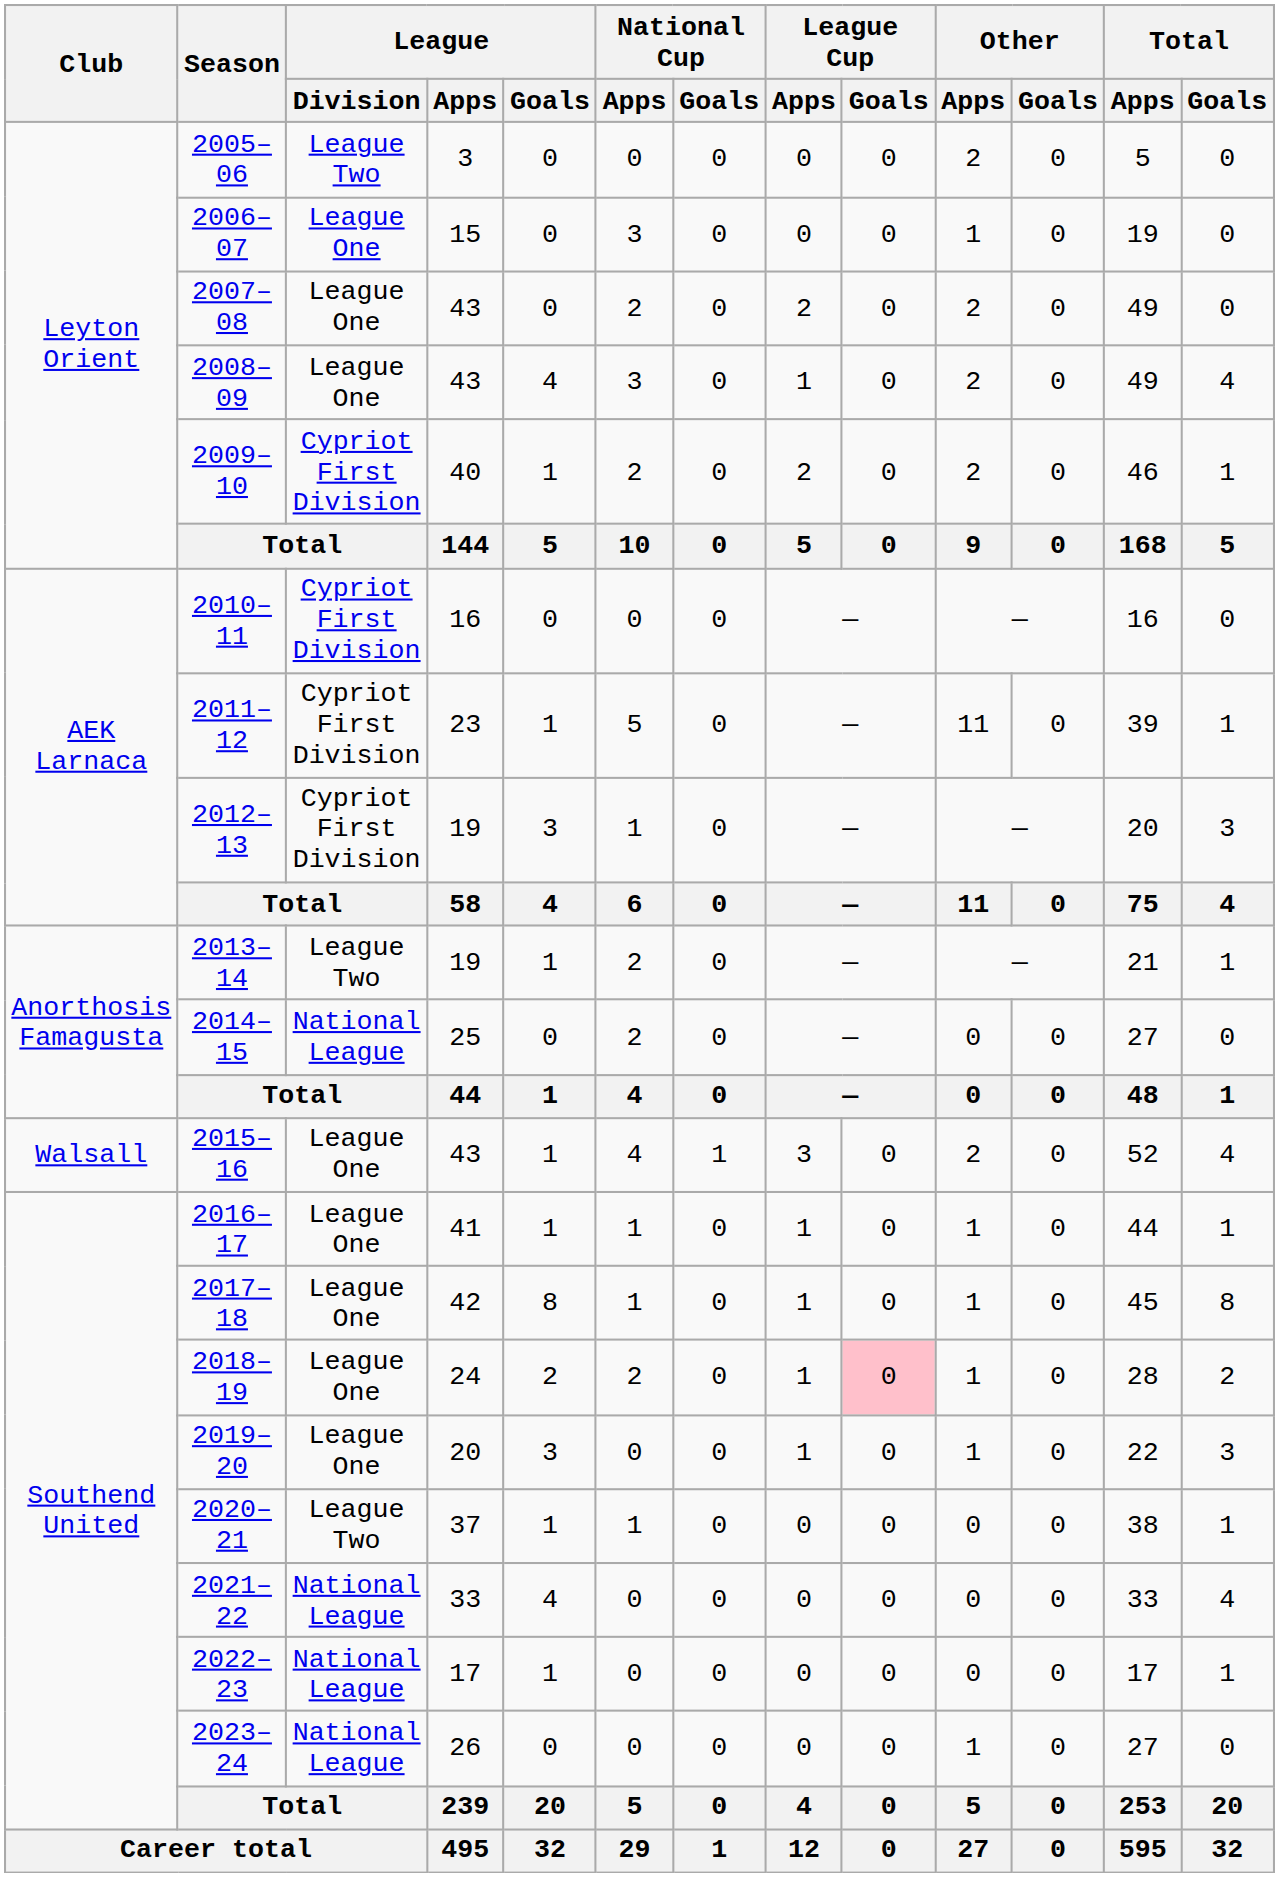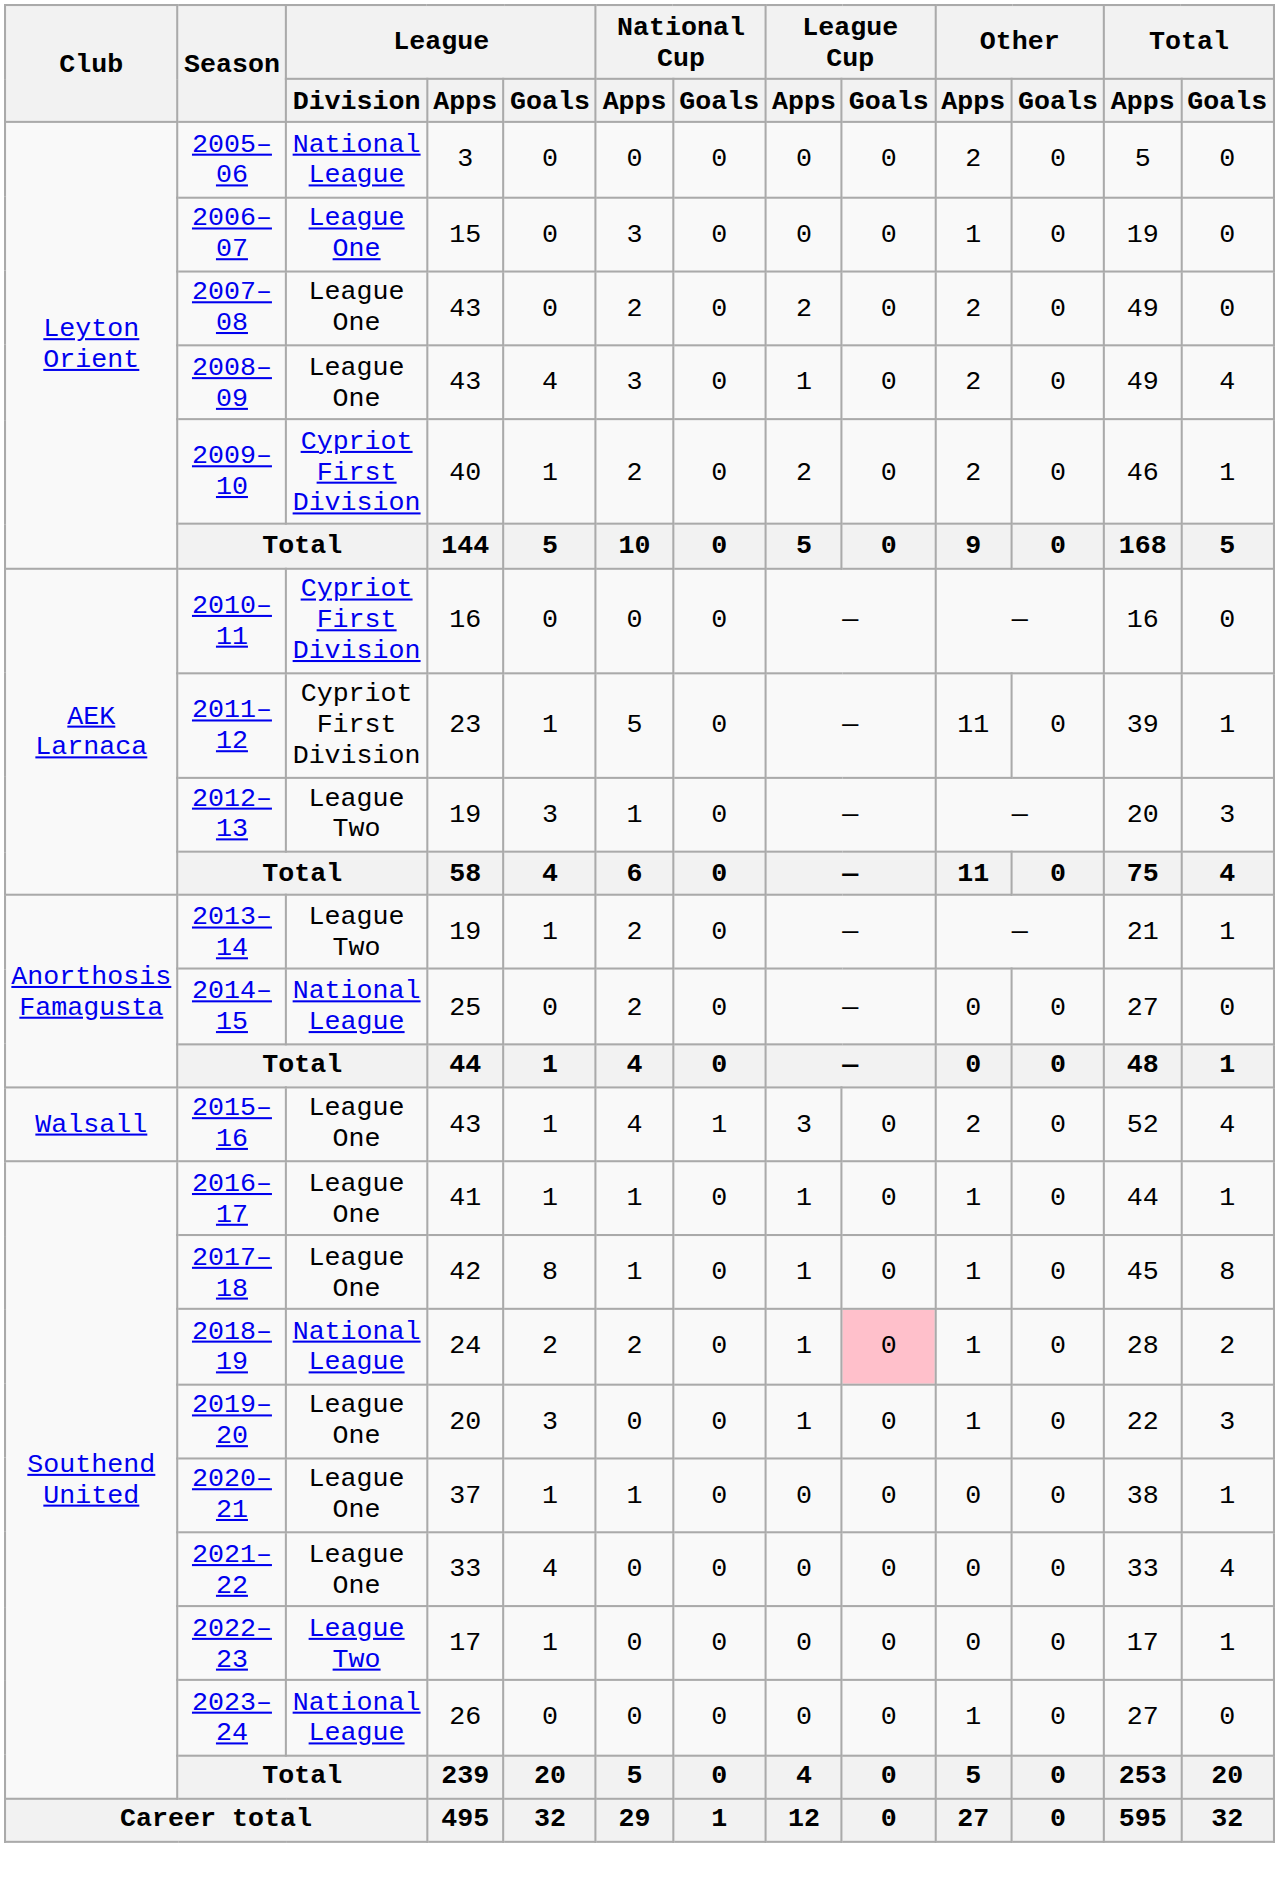(357, 160) League Two -> (357, 160) National League
(357, 830) Cypriot First Division -> (357, 815) League Two
(357, 1377) League One -> (357, 1347) National League
(357, 1526) League Two -> (357, 1495) League One
(357, 1600) National League -> (357, 1569) League One
(357, 1674) National League -> (357, 1643) League Two
